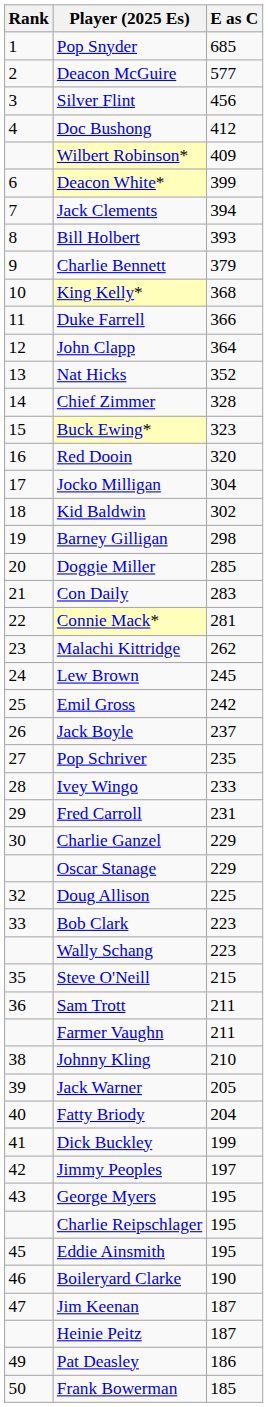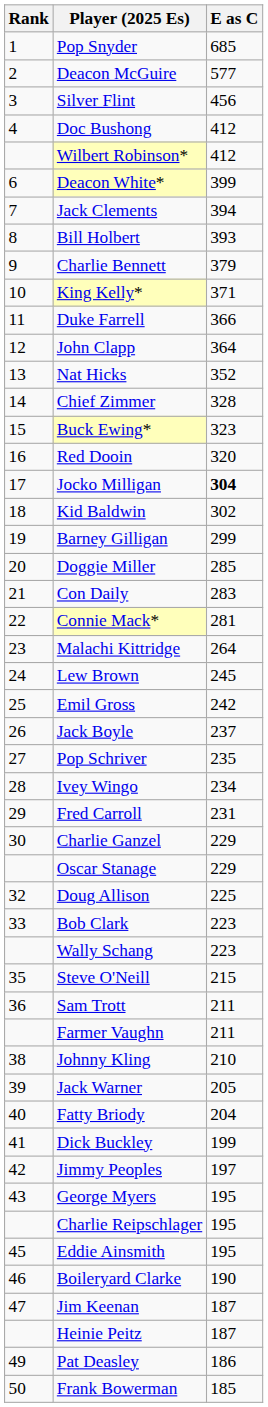(223, 155) 409 -> (223, 155) 412
(223, 292) 368 -> (223, 292) 371
(223, 484) normal -> (223, 484) bold
(223, 539) 298 -> (223, 539) 299
(223, 648) 262 -> (223, 648) 264
(223, 785) 233 -> (223, 785) 234
